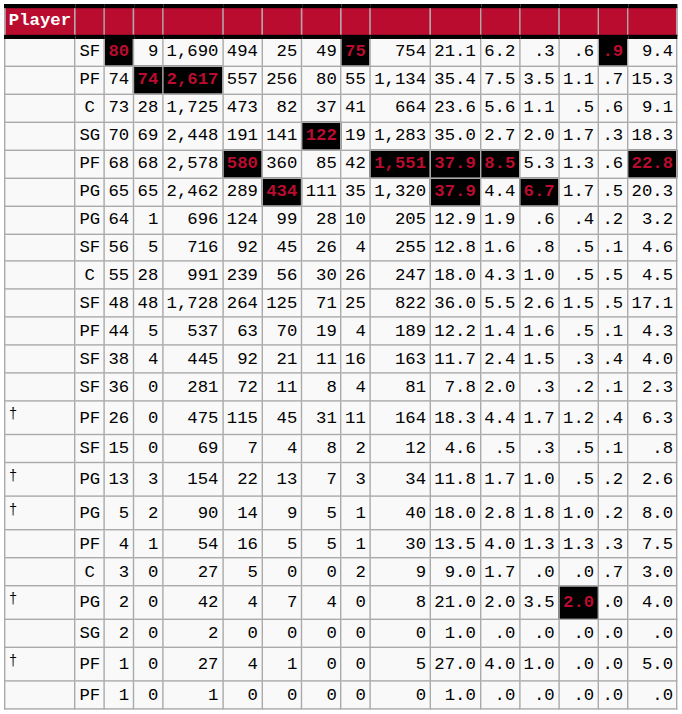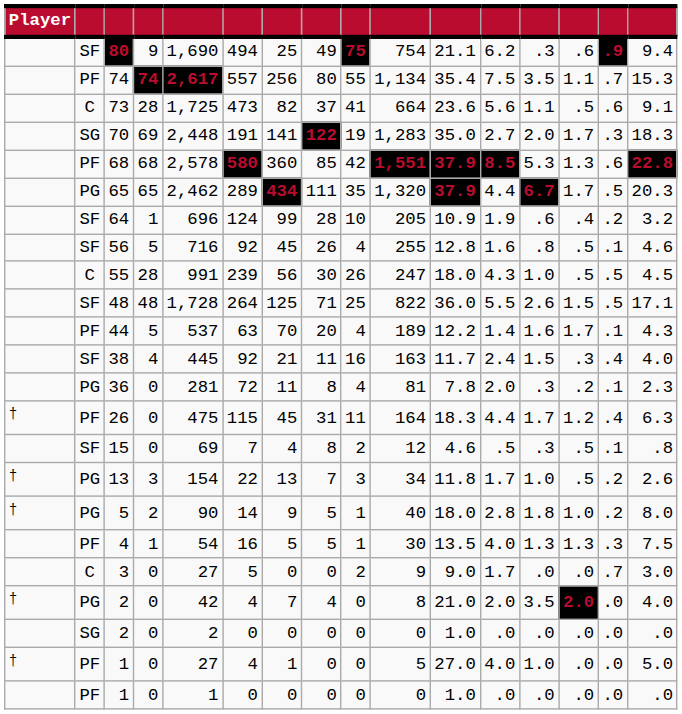(90, 220) PG -> (90, 220) SF
(455, 220) 12.9 -> (455, 220) 10.9
(326, 332) 19 -> (326, 332) 20
(584, 332) .5 -> (579, 332) 1.7
(90, 387) SF -> (90, 387) PG
